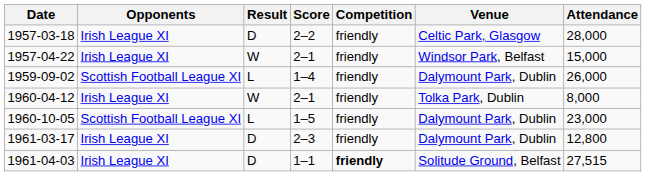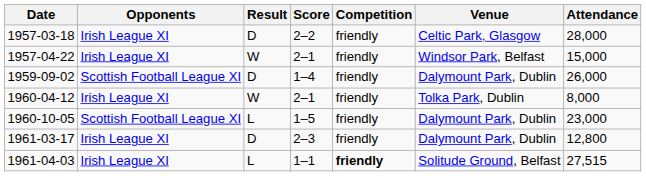(251, 77) L -> (252, 77) D
(252, 160) D -> (251, 160) L
